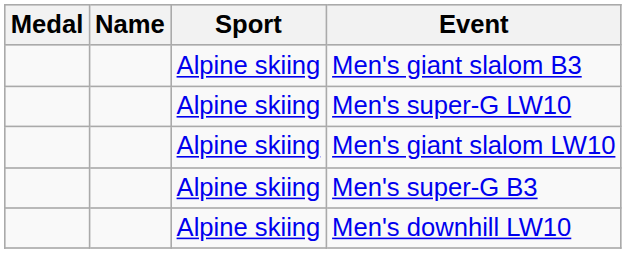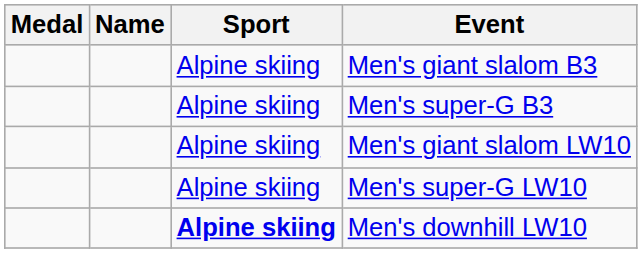rows swapped: (435, 187) <-> (452, 106)
(248, 227) normal -> (256, 227) bold
